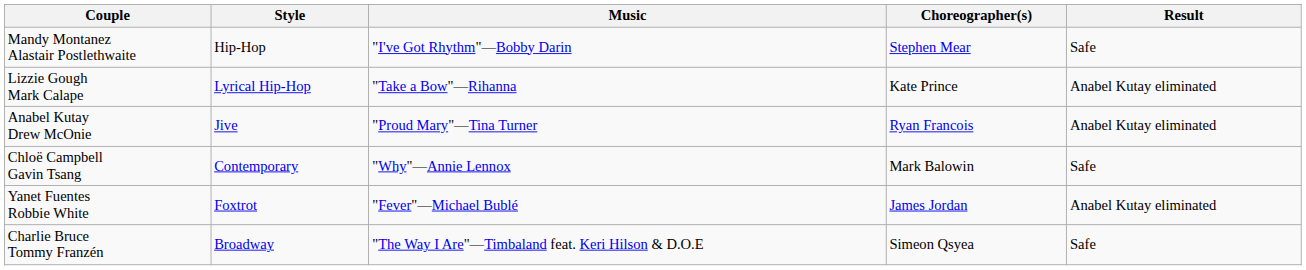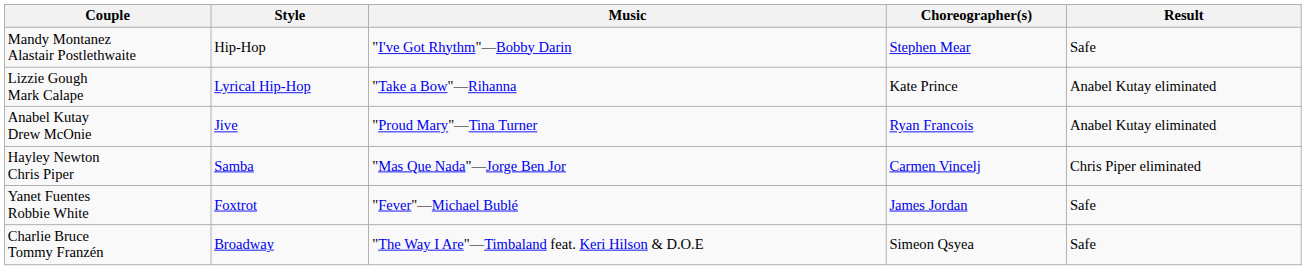- row: (55, 165)
+ row: (54, 165)
(1143, 205) Anabel Kutay eliminated -> (1083, 205) Safe
